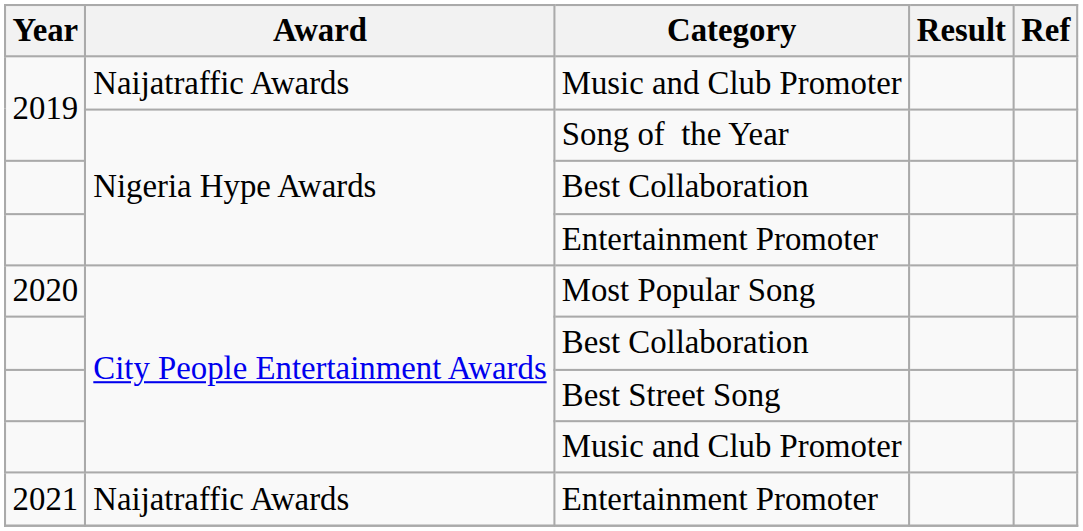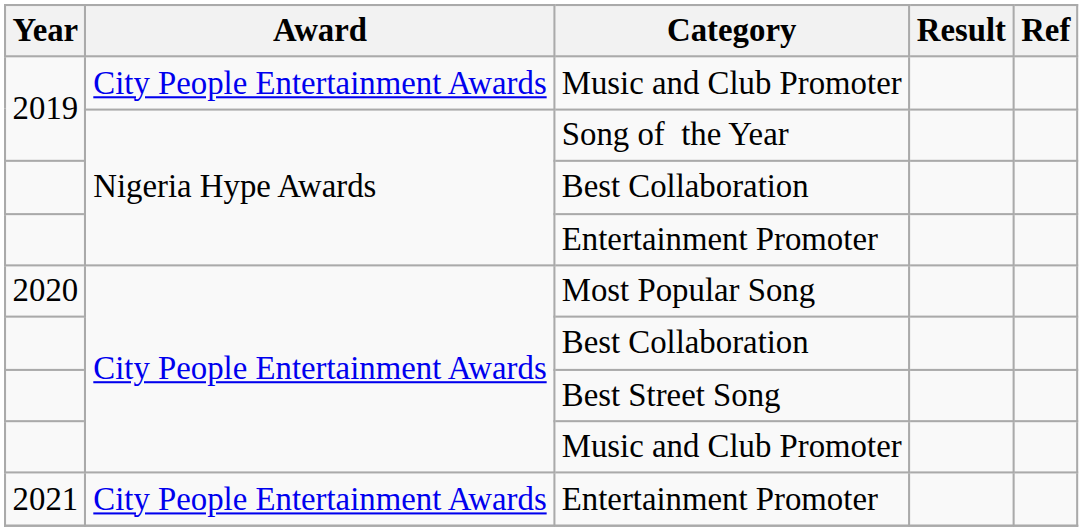(221, 82) Naijatraffic Awards -> (320, 82) City People Entertainment Awards
(221, 498) Naijatraffic Awards -> (320, 498) City People Entertainment Awards
